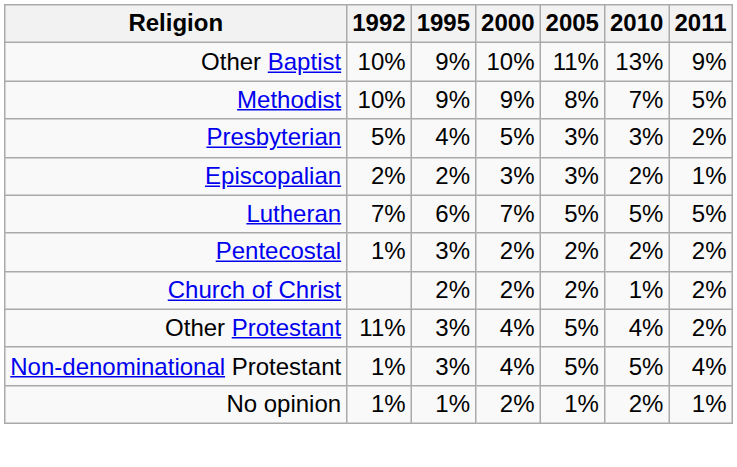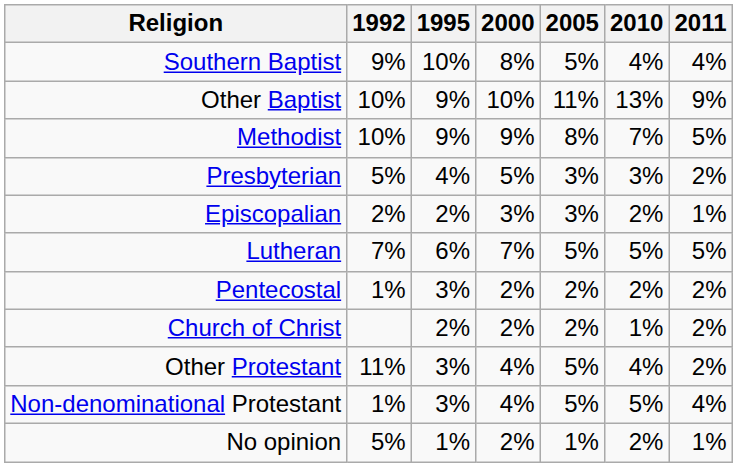+ row: (252, 61)
(388, 404) 1% -> (388, 442) 5%
